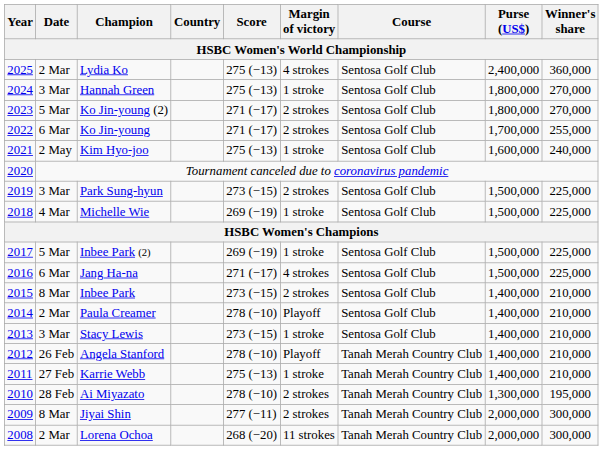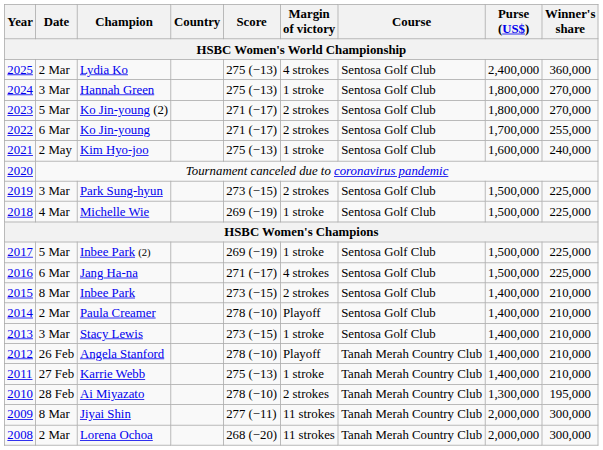(306, 414) 2 strokes -> (309, 414) 11 strokes
